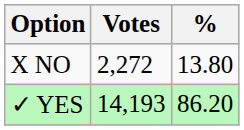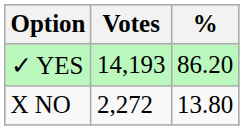rows swapped: (47, 105) <-> (41, 63)
